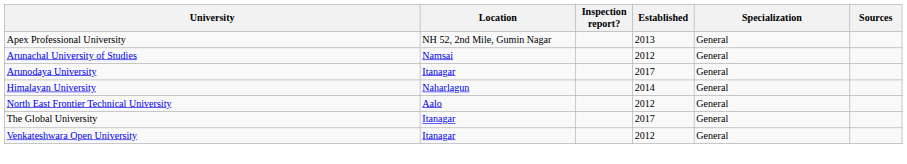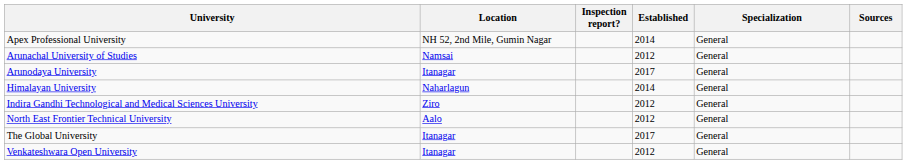(645, 39) 2013 -> (645, 39) 2014
+ row: (132, 103)
